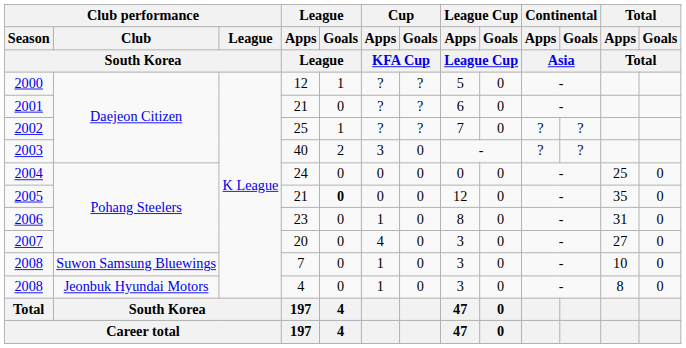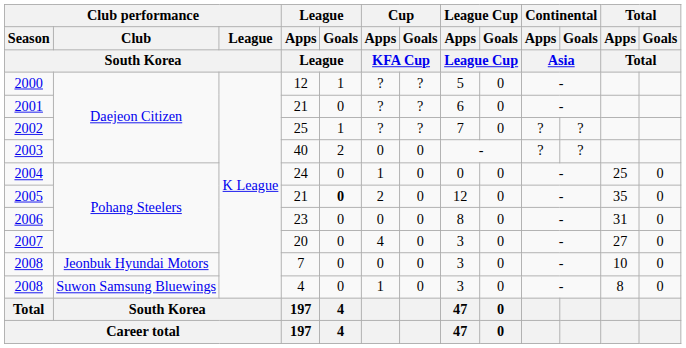(380, 151) 3 -> (380, 151) 0
(380, 173) 0 -> (380, 173) 1
(380, 196) 0 -> (380, 196) 2
(380, 219) 1 -> (380, 219) 0
(136, 264) Suwon Samsung Bluewings -> (136, 264) Jeonbuk Hyundai Motors
(380, 264) 1 -> (380, 264) 0
(136, 286) Jeonbuk Hyundai Motors -> (136, 286) Suwon Samsung Bluewings
